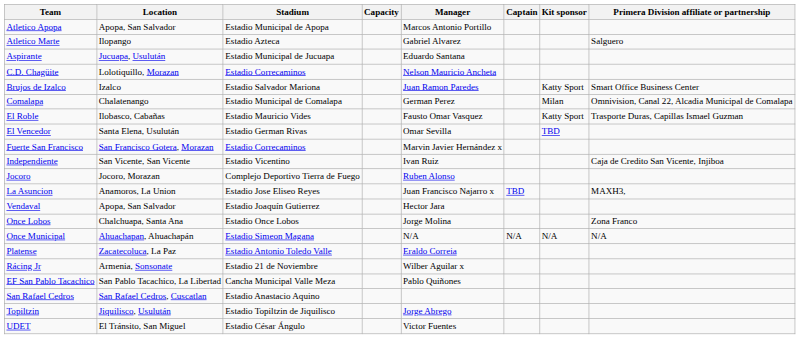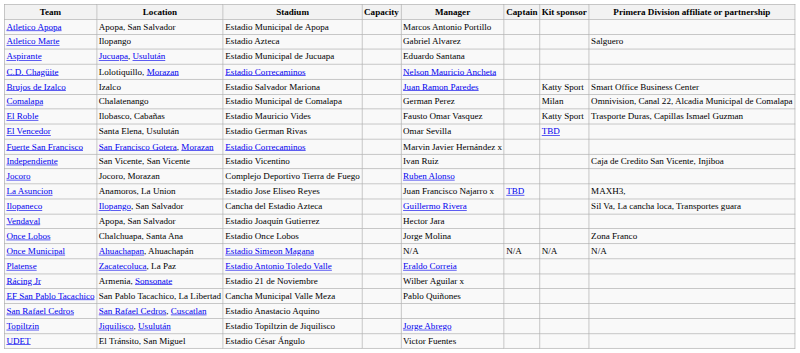+ row: (24, 206)
